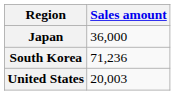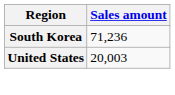- row: (46, 36)
